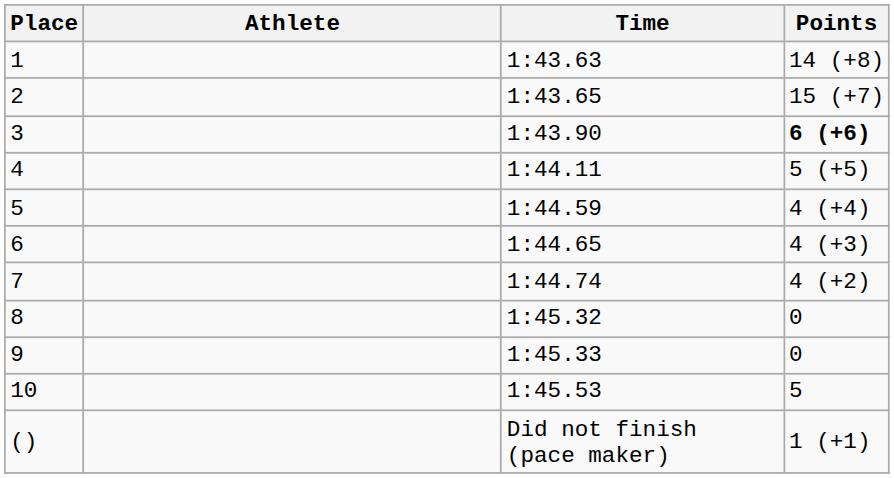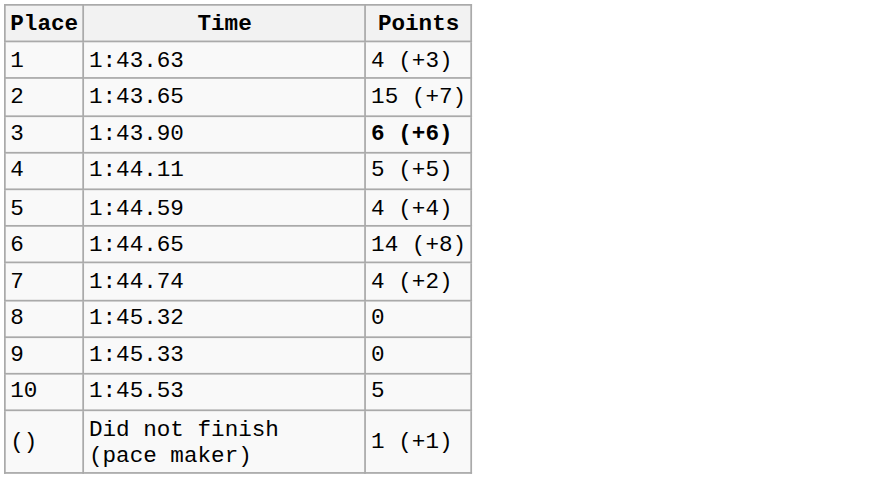- column: (292, 23)
(837, 60) 14 (+8) -> (412, 60) 4 (+3)
(830, 245) 4 (+3) -> (419, 245) 14 (+8)
